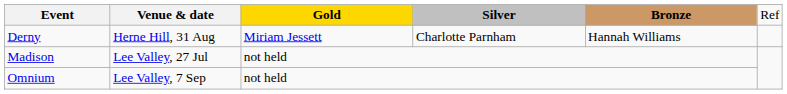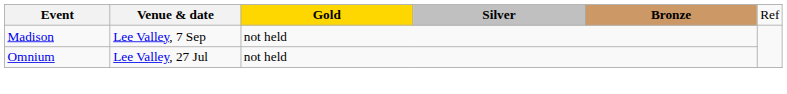- row: (24, 36)
(161, 57) Lee Valley, 27 Jul -> (159, 36) Lee Valley, 7 Sep
(159, 78) Lee Valley, 7 Sep -> (161, 57) Lee Valley, 27 Jul
